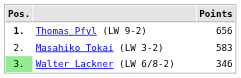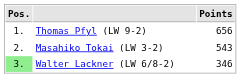(19, 31) bold -> (19, 31) normal
(224, 47) 583 -> (224, 47) 543
